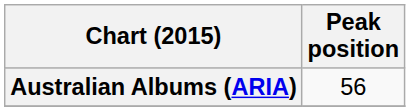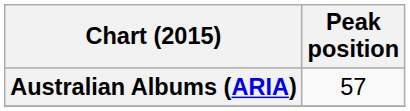(353, 86) 56 -> (353, 86) 57
